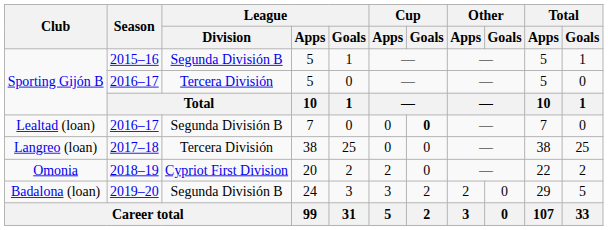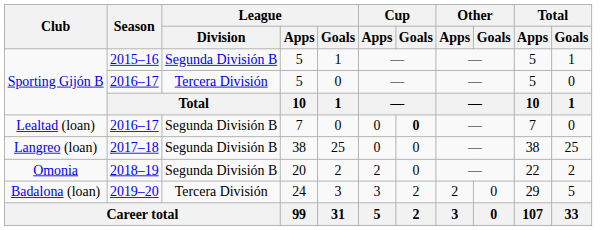(227, 147) Tercera División -> (221, 147) Segunda División B
(227, 170) Cypriot First Division -> (221, 170) Segunda División B
(227, 192) Segunda División B -> (221, 192) Tercera División
